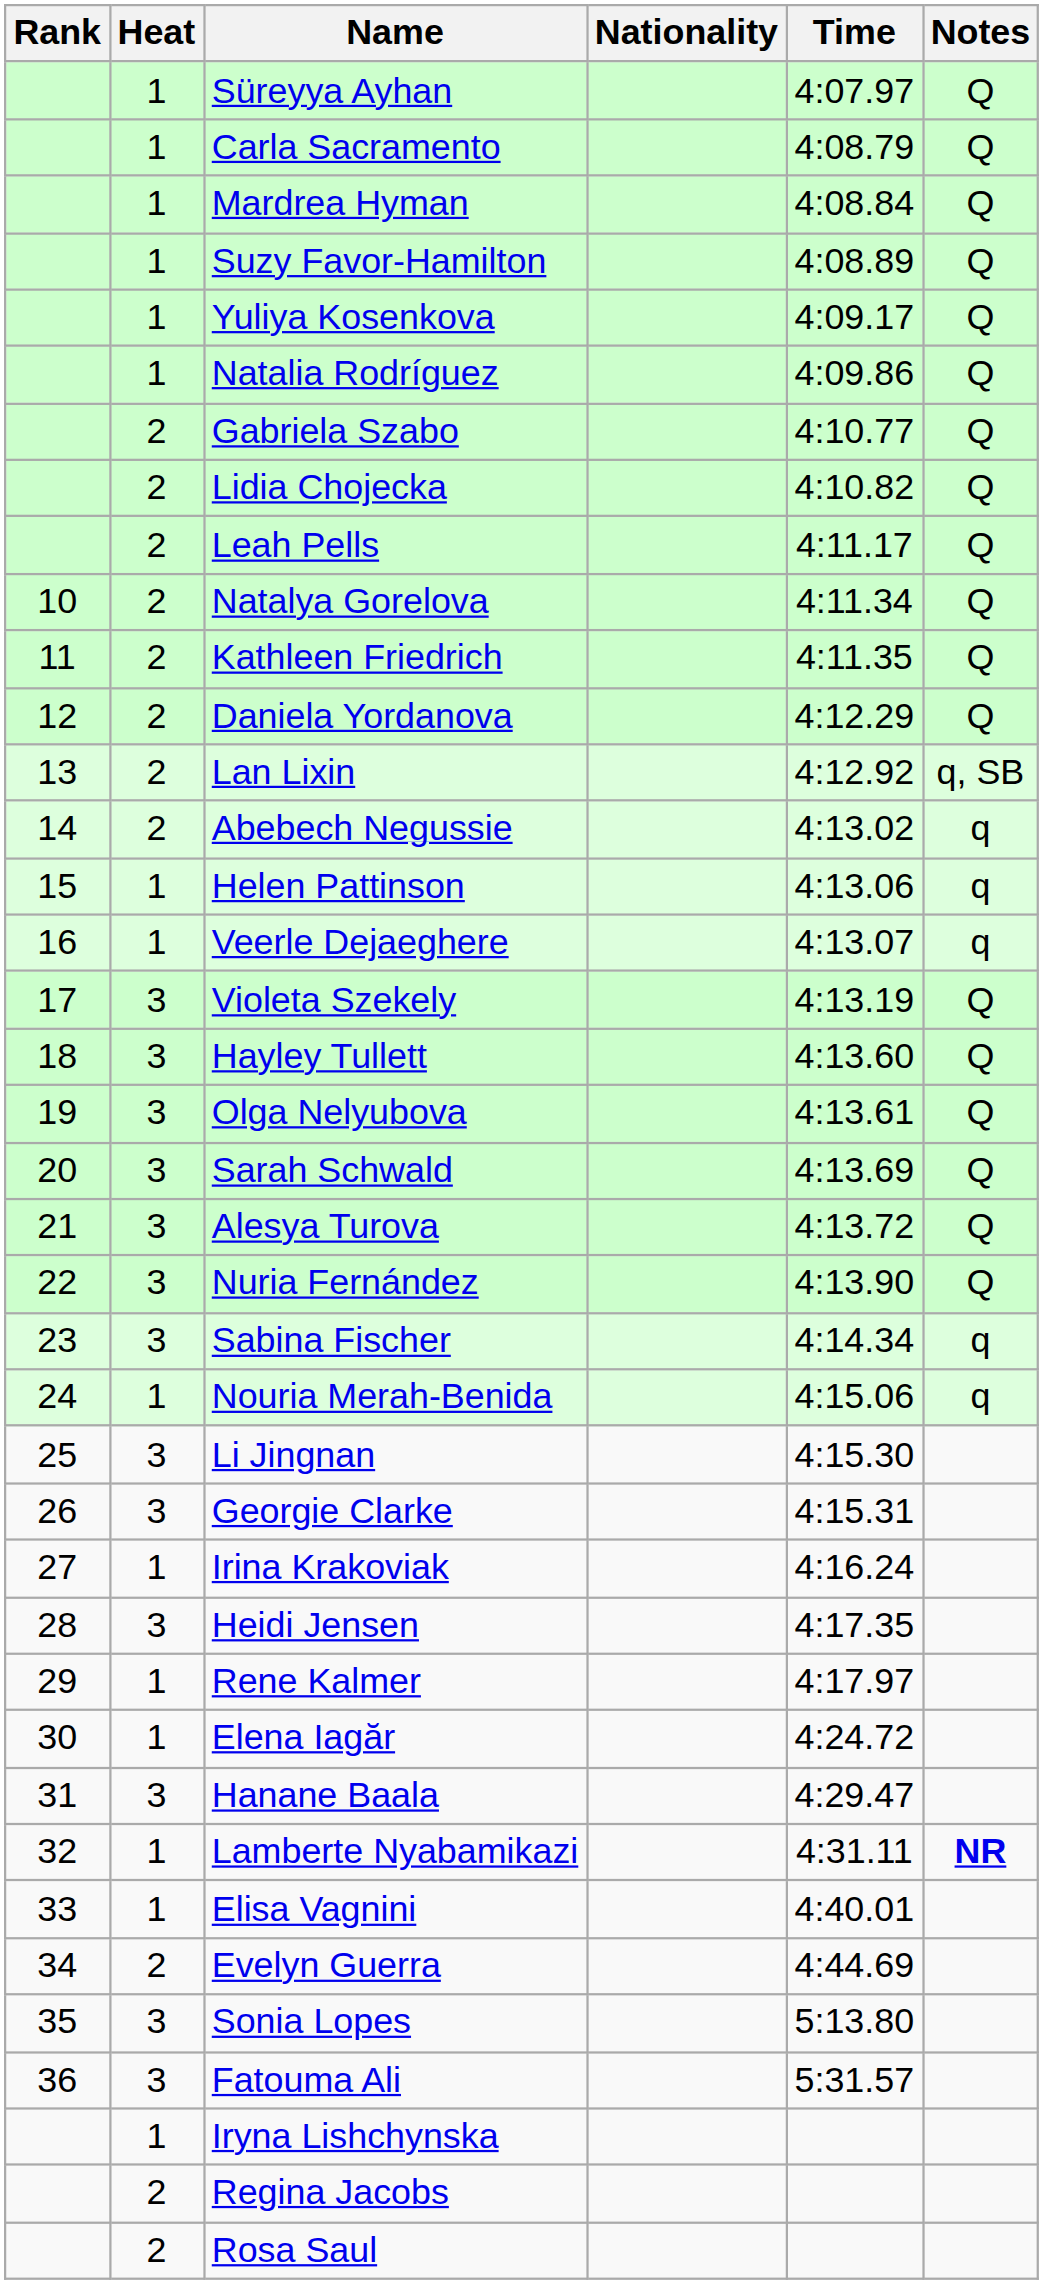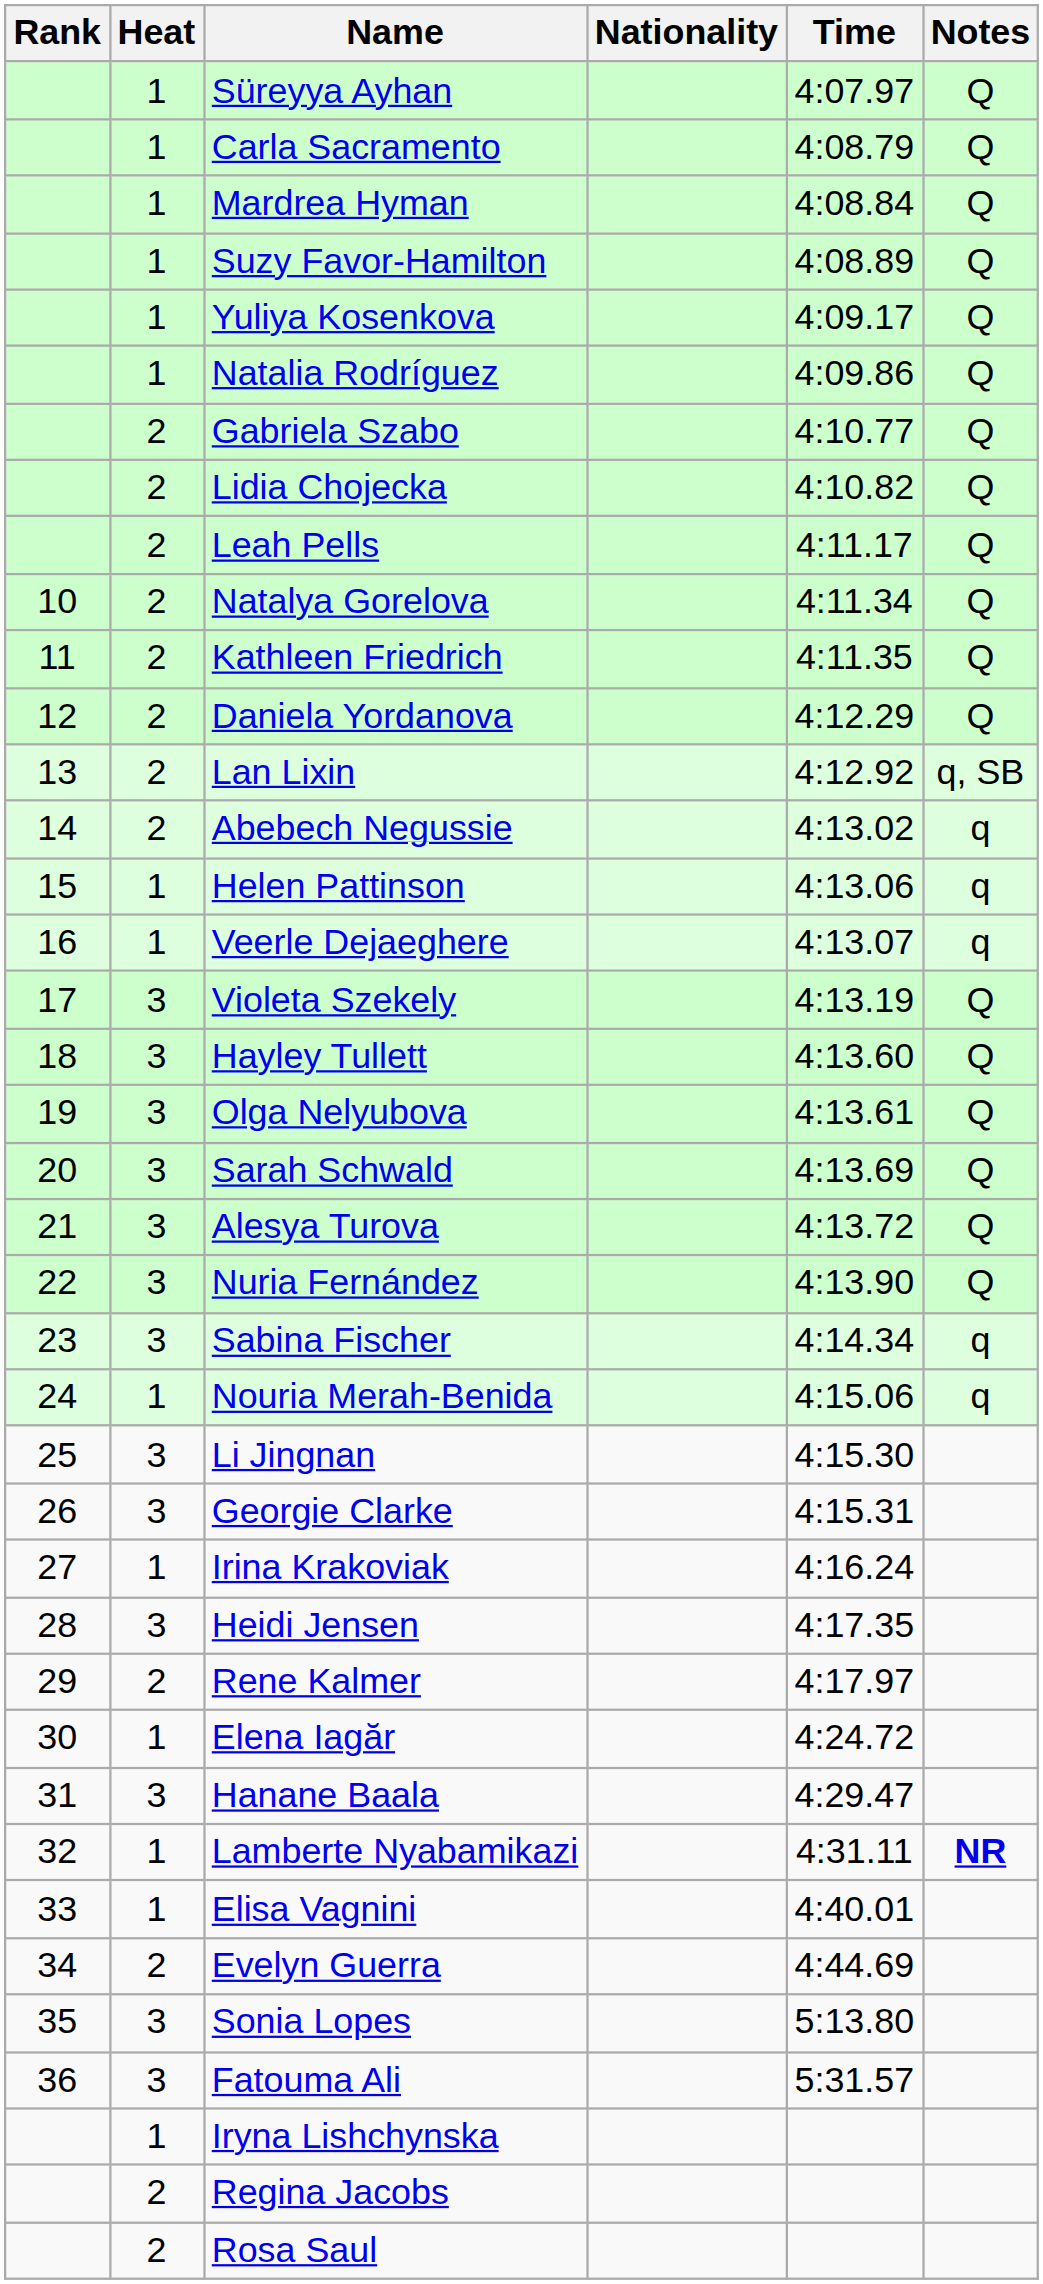(156, 1681) 1 -> (156, 1681) 2
